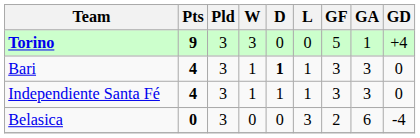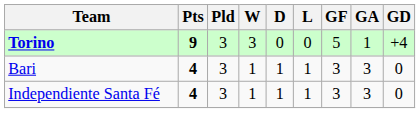(280, 68) bold -> (280, 68) normal
- row: (36, 119)
